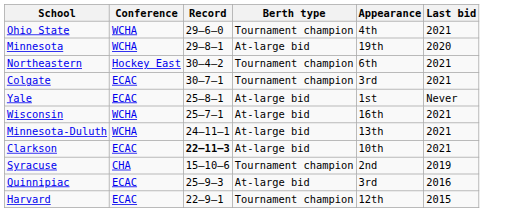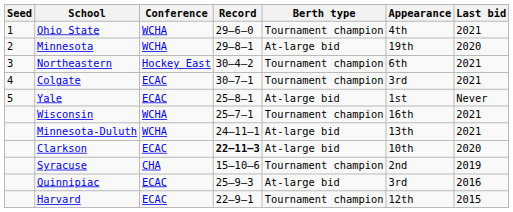+ column: (19, 13)
(272, 115) At-large bid -> (324, 115) Tournament champion
(439, 148) 2021 -> (469, 148) 2020
